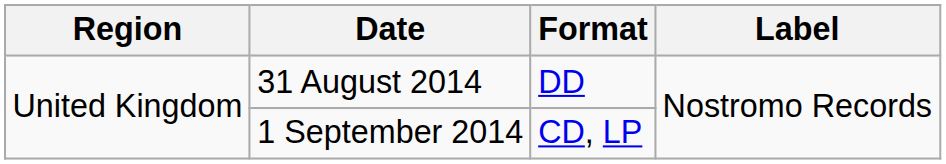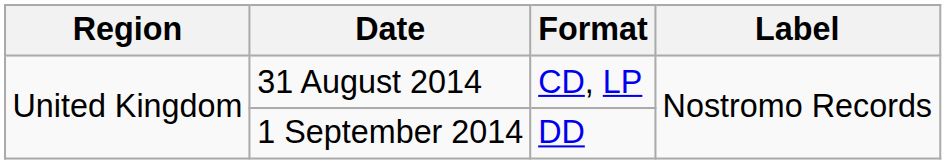(562, 81) DD -> (590, 81) CD, LP
(590, 132) CD, LP -> (562, 132) DD
